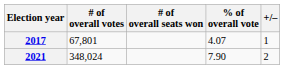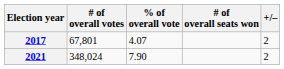columns swapped: (233, 18) <-> (166, 18)
(266, 40) 1 -> (266, 40) 2
